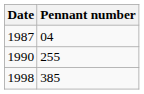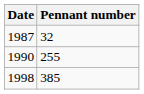(47, 36) 04 -> (47, 36) 32
